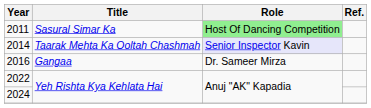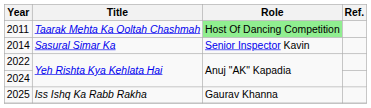(75, 29) Sasural Simar Ka -> (117, 29) Taarak Mehta Ka Ooltah Chashmah
(117, 45) Taarak Mehta Ka Ooltah Chashmah -> (75, 45) Sasural Simar Ka
(257, 45) lavender background -> (257, 45) no background
- row: (18, 62)
+ row: (18, 95)
